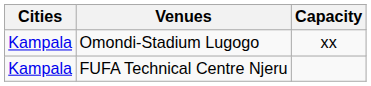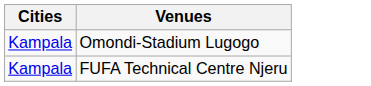- column: (329, 17)
